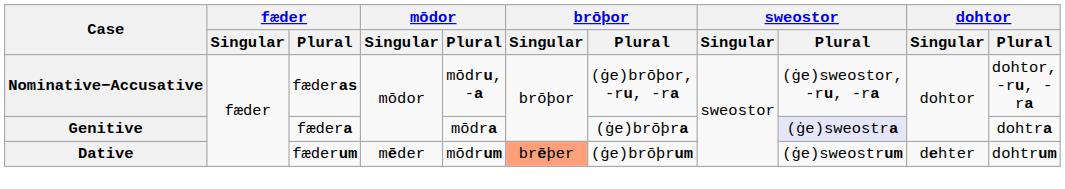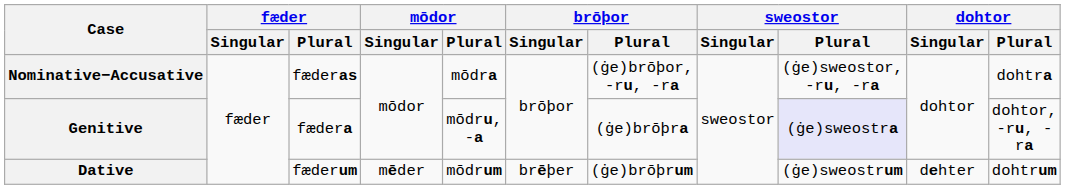(474, 85) mōdru, -a -> (474, 77) mōdra
(1024, 85) dohtor, -ru, -ra -> (1024, 77) dohtra
(474, 129) mōdra -> (474, 129) mōdru, -a
(1024, 129) dohtra -> (1024, 129) dohtor, -ru, -ra
(547, 154) lightsalmon background -> (547, 172) no background
